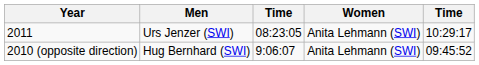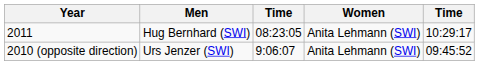(188, 32) Urs Jenzer (SWI) -> (197, 32) Hug Bernhard (SWI)
(197, 51) Hug Bernhard (SWI) -> (188, 51) Urs Jenzer (SWI)
